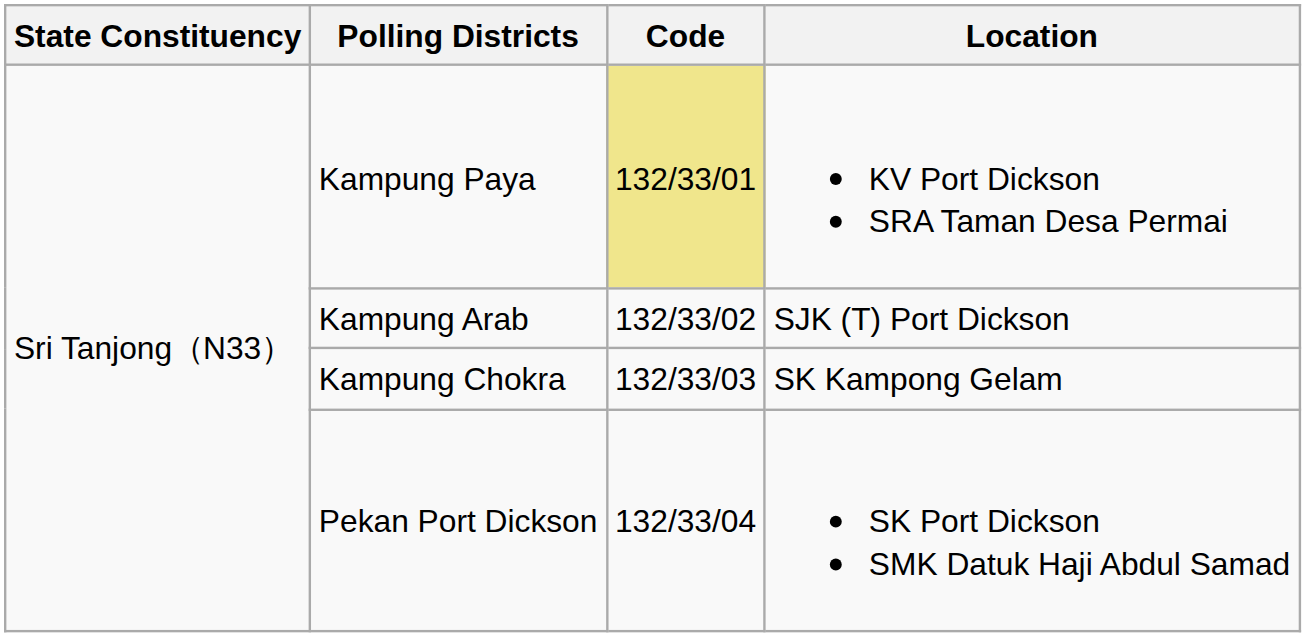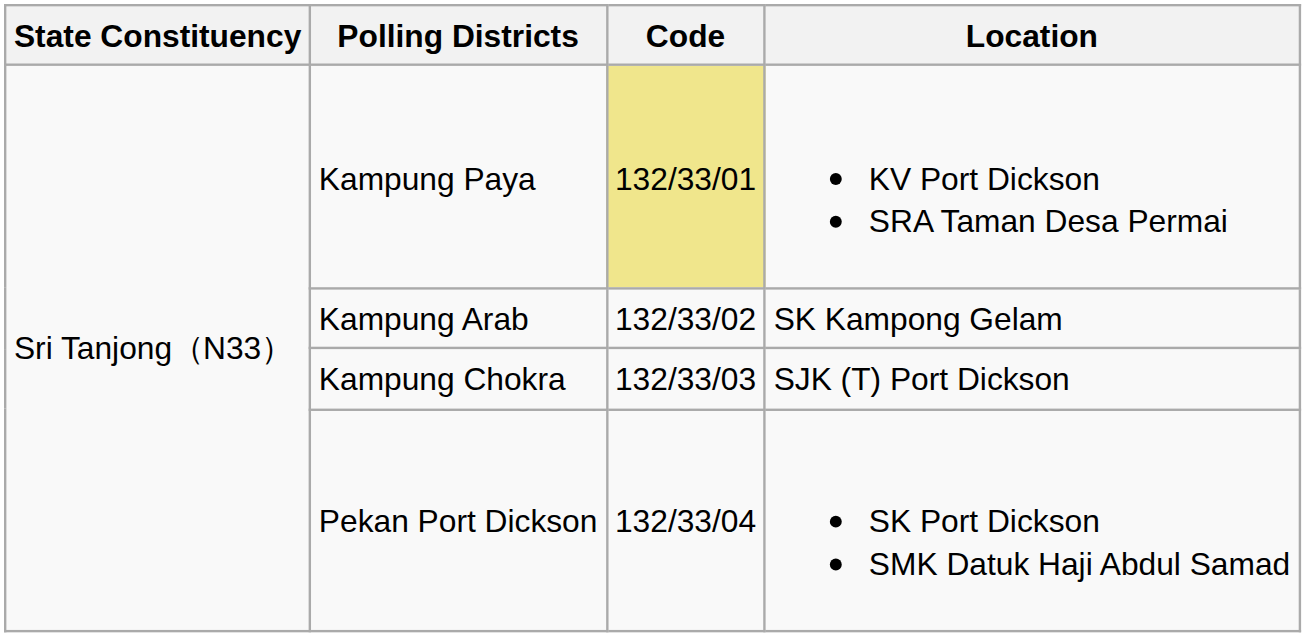(922, 319) SJK (T) Port Dickson -> (918, 319) SK Kampong Gelam
(918, 380) SK Kampong Gelam -> (922, 380) SJK (T) Port Dickson
